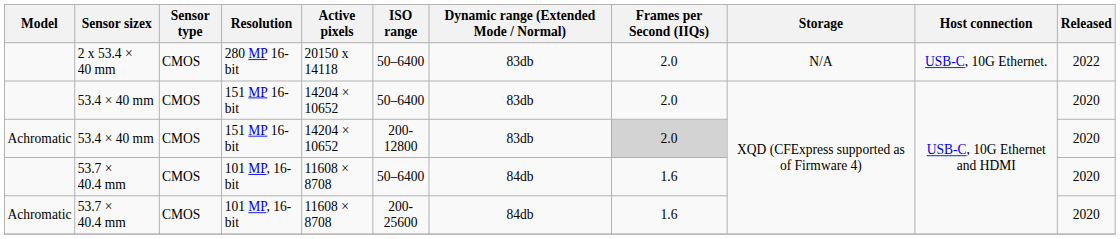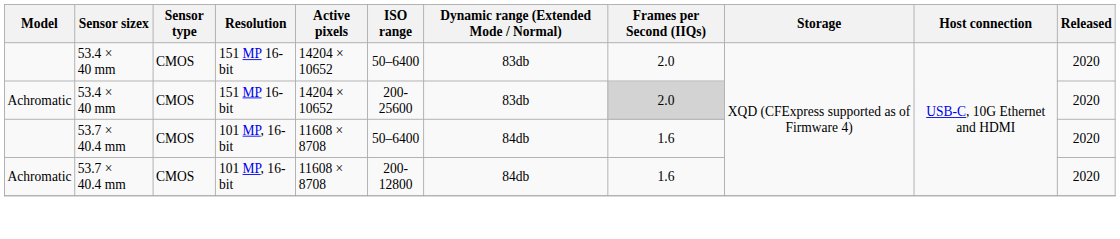- row: (39, 62)
(401, 138) 200-12800 -> (396, 100) 200-25600
(401, 215) 200-25600 -> (396, 177) 200-12800
